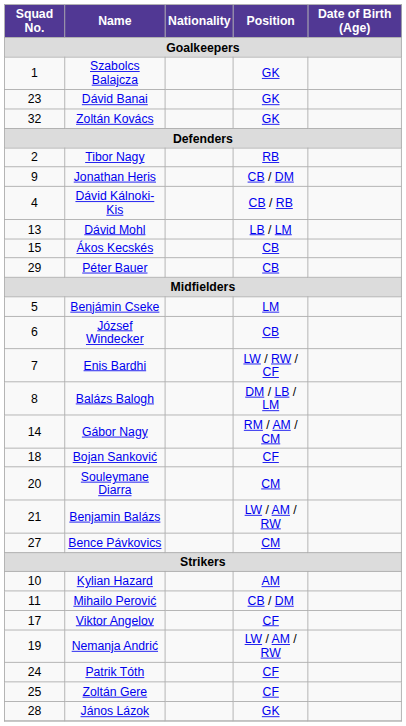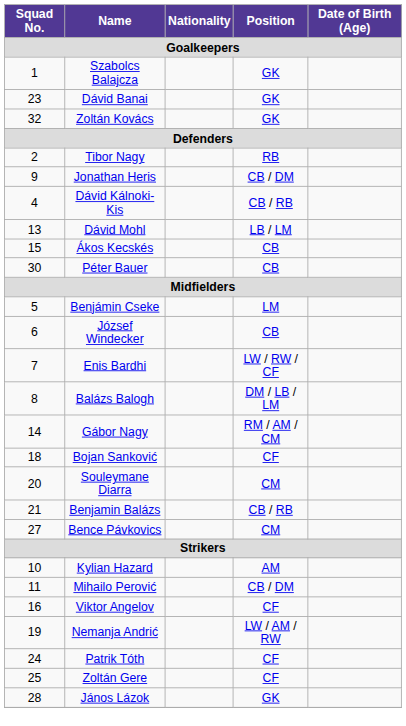(34, 268) 29 -> (34, 268) 30
(271, 517) LW / AM / RW -> (271, 510) CB / RB
(34, 620) 17 -> (34, 607) 16
